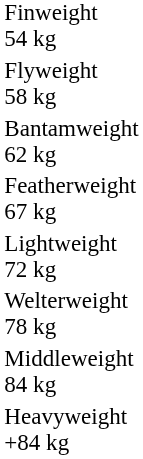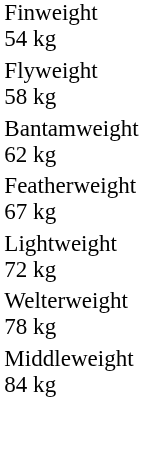- row: (66, 429)
